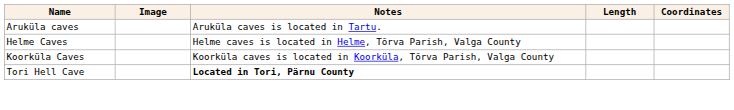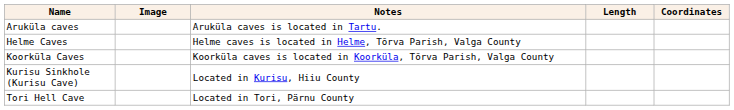+ row: (48, 77)
(273, 72) bold -> (273, 98) normal
